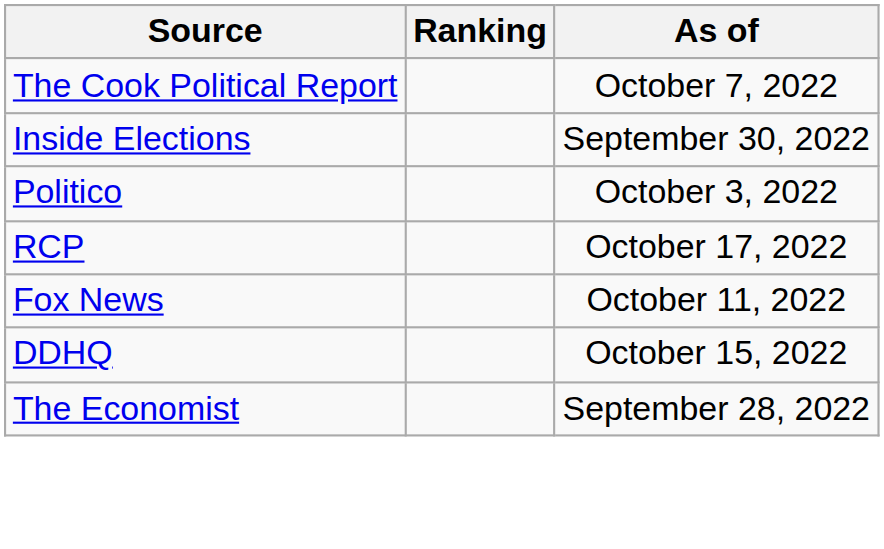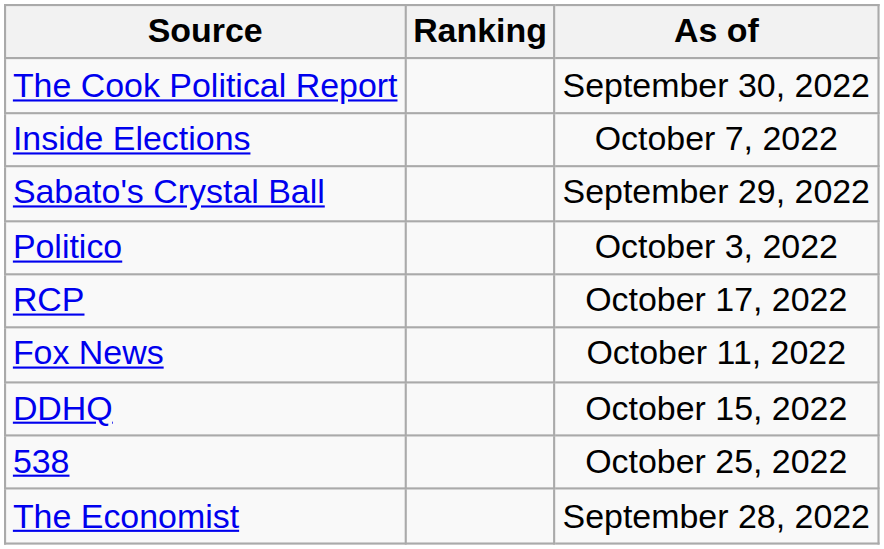(716, 85) October 7, 2022 -> (716, 85) September 30, 2022
(716, 138) September 30, 2022 -> (716, 138) October 7, 2022
+ row: (169, 192)
+ row: (41, 461)
